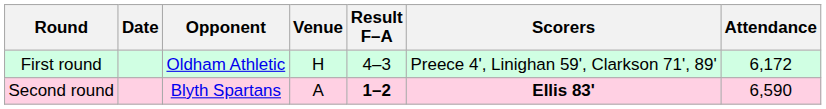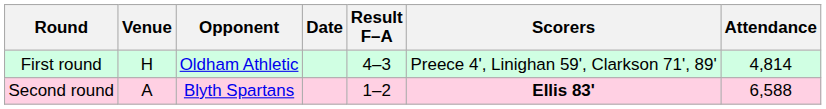columns swapped: (140, 27) <-> (318, 27)
(771, 63) 6,172 -> (771, 63) 4,814
(377, 90) bold -> (377, 90) normal
(771, 90) 6,590 -> (771, 90) 6,588
